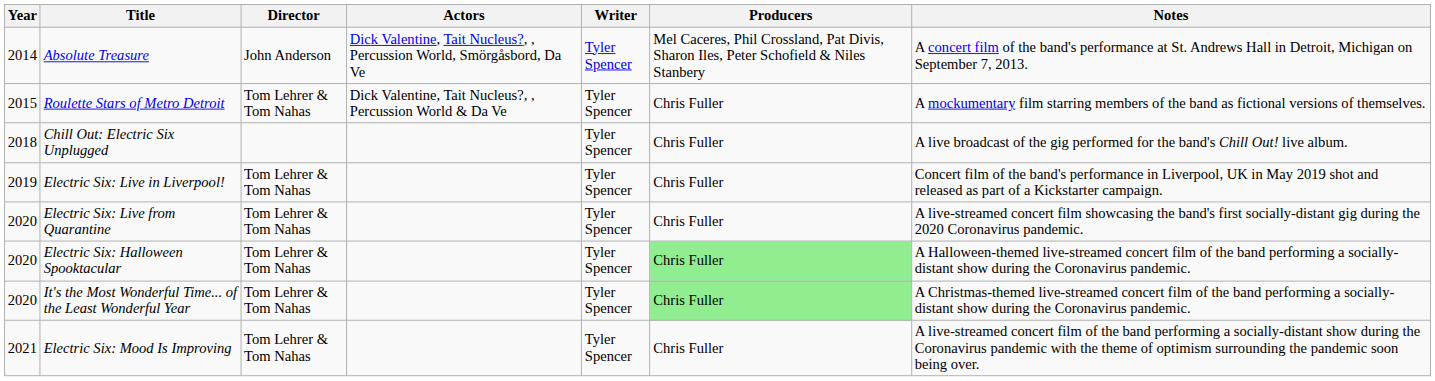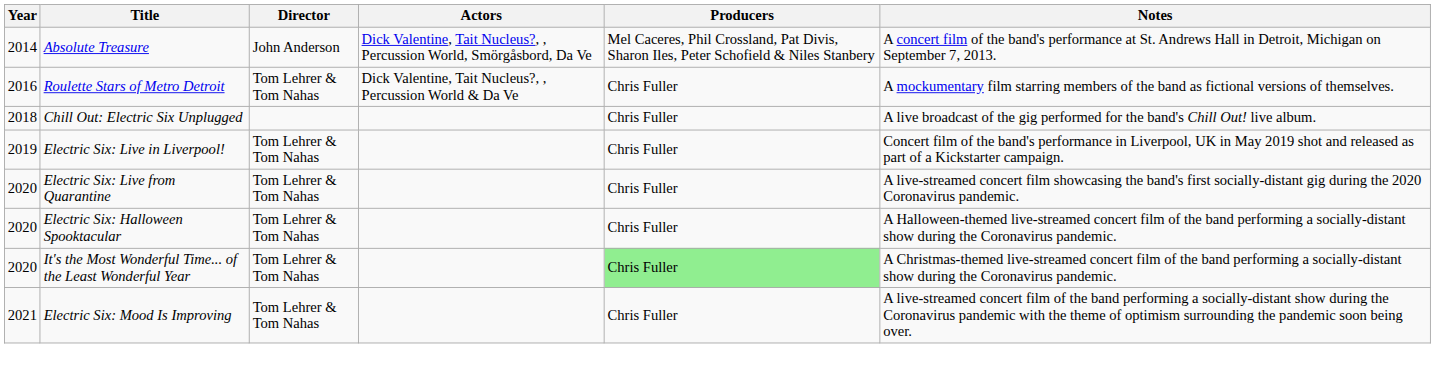- column: (616, 16)
(22, 103) 2015 -> (22, 86) 2016
(688, 261) lightgreen background -> (643, 228) no background
